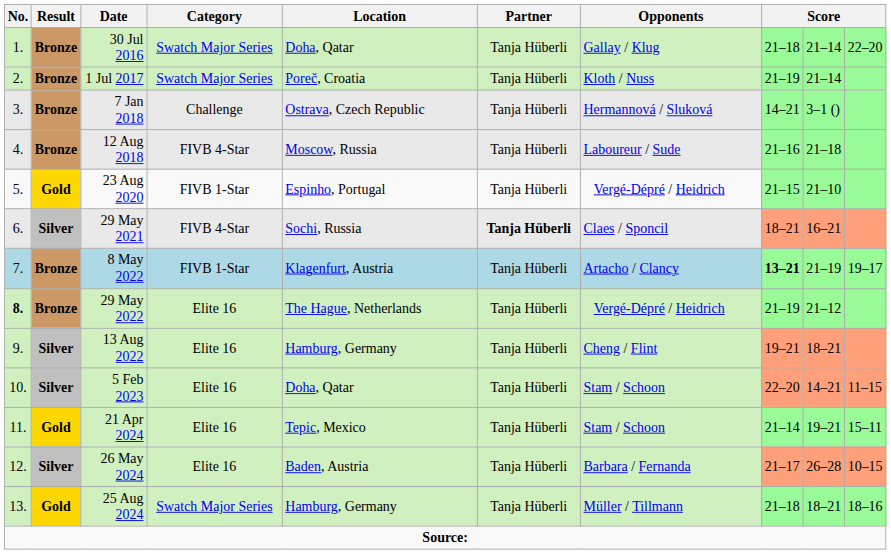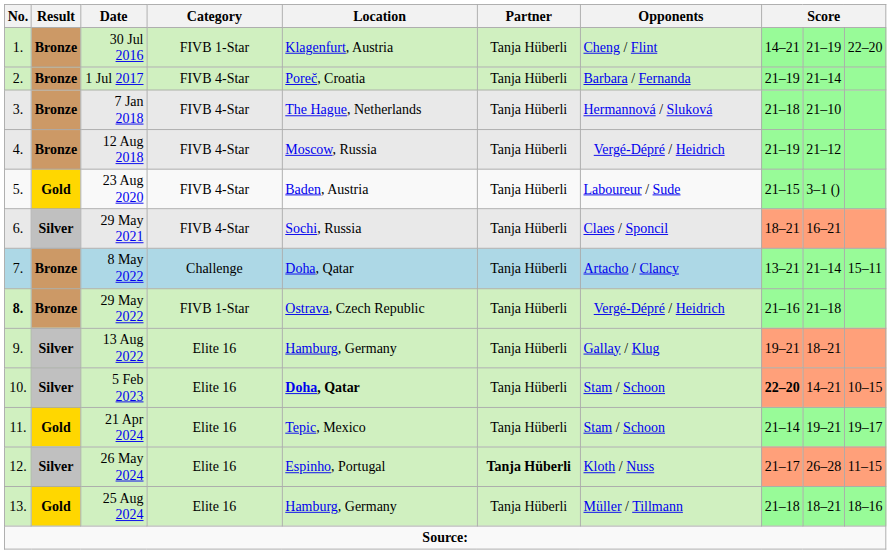(214, 47) Swatch Major Series -> (214, 47) FIVB 1-Star
(319, 47) Doha, Qatar -> (339, 47) Klagenfurt, Austria
(622, 47) Gallay / Klug -> (620, 47) Cheng / Flint
(782, 47) 21–18 -> (782, 47) 14–21
(824, 47) 21–14 -> (824, 47) 21–19
(214, 78) Swatch Major Series -> (214, 78) FIVB 4-Star
(619, 78) Kloth / Nuss -> (637, 78) Barbara / Fernanda
(214, 110) Challenge -> (214, 110) FIVB 4-Star
(355, 110) Ostrava, Czech Republic -> (353, 110) The Hague, Netherlands
(782, 110) 14–21 -> (782, 110) 21–18
(823, 110) 3–1 () -> (824, 110) 21–10
(632, 149) Laboureur / Sude -> (654, 149) Vergé-Dépré / Heidrich
(782, 149) 21–16 -> (782, 149) 21–19
(824, 149) 21–18 -> (824, 149) 21–12
(214, 189) FIVB 1-Star -> (214, 189) FIVB 4-Star
(335, 189) Espinho, Portugal -> (327, 189) Baden, Austria
(654, 189) Vergé-Dépré / Heidrich -> (632, 189) Laboureur / Sude
(824, 189) 21–10 -> (823, 189) 3–1 ()
(529, 229) bold -> (529, 229) normal
(214, 268) FIVB 1-Star -> (214, 268) Challenge
(339, 268) Klagenfurt, Austria -> (319, 268) Doha, Qatar
(782, 268) bold -> (782, 268) normal
(824, 268) 21–19 -> (824, 268) 21–14
(865, 268) 19–17 -> (865, 268) 15–11
(214, 308) Elite 16 -> (214, 308) FIVB 1-Star
(353, 308) The Hague, Netherlands -> (355, 308) Ostrava, Czech Republic
(782, 308) 21–19 -> (782, 308) 21–16
(824, 308) 21–12 -> (824, 308) 21–18
(620, 347) Cheng / Flint -> (622, 347) Gallay / Klug
(319, 387) normal -> (323, 387) bold
(782, 387) normal -> (782, 387) bold
(865, 387) 11–15 -> (865, 387) 10–15
(865, 427) 15–11 -> (865, 427) 19–17
(327, 466) Baden, Austria -> (335, 466) Espinho, Portugal
(529, 466) normal -> (529, 466) bold
(637, 466) Barbara / Fernanda -> (619, 466) Kloth / Nuss
(865, 466) 10–15 -> (865, 466) 11–15
(214, 506) Swatch Major Series -> (214, 506) Elite 16
